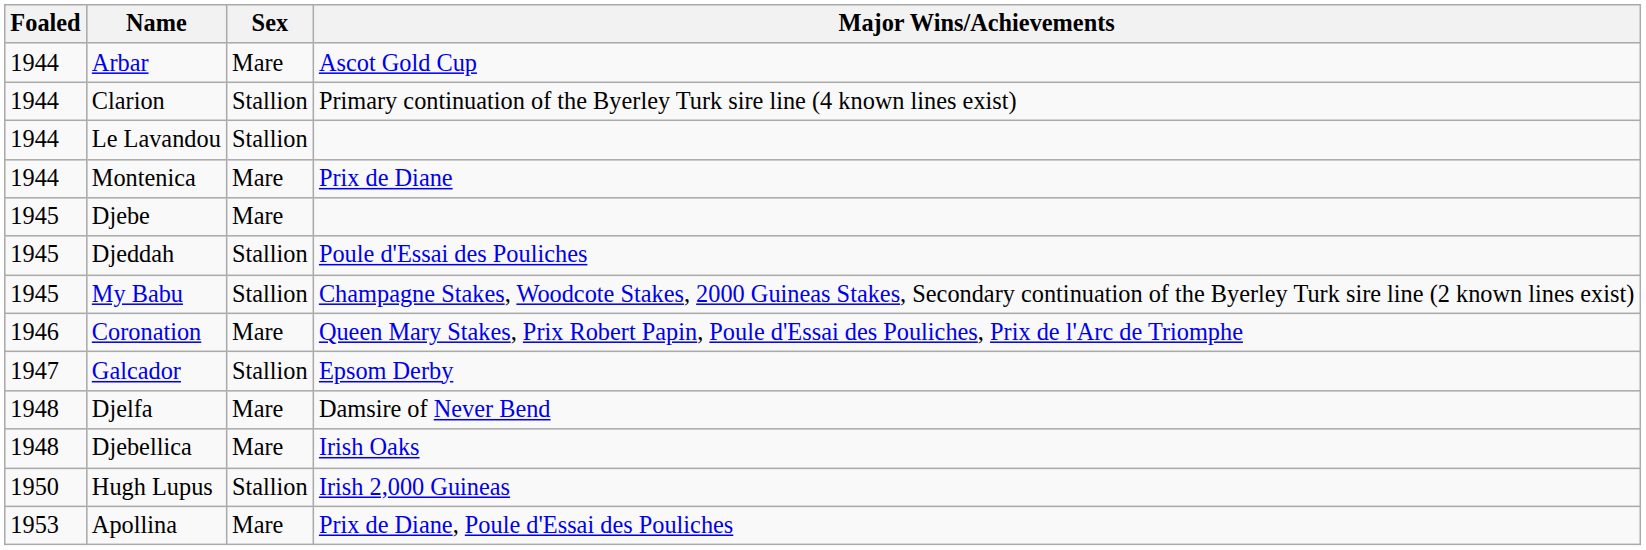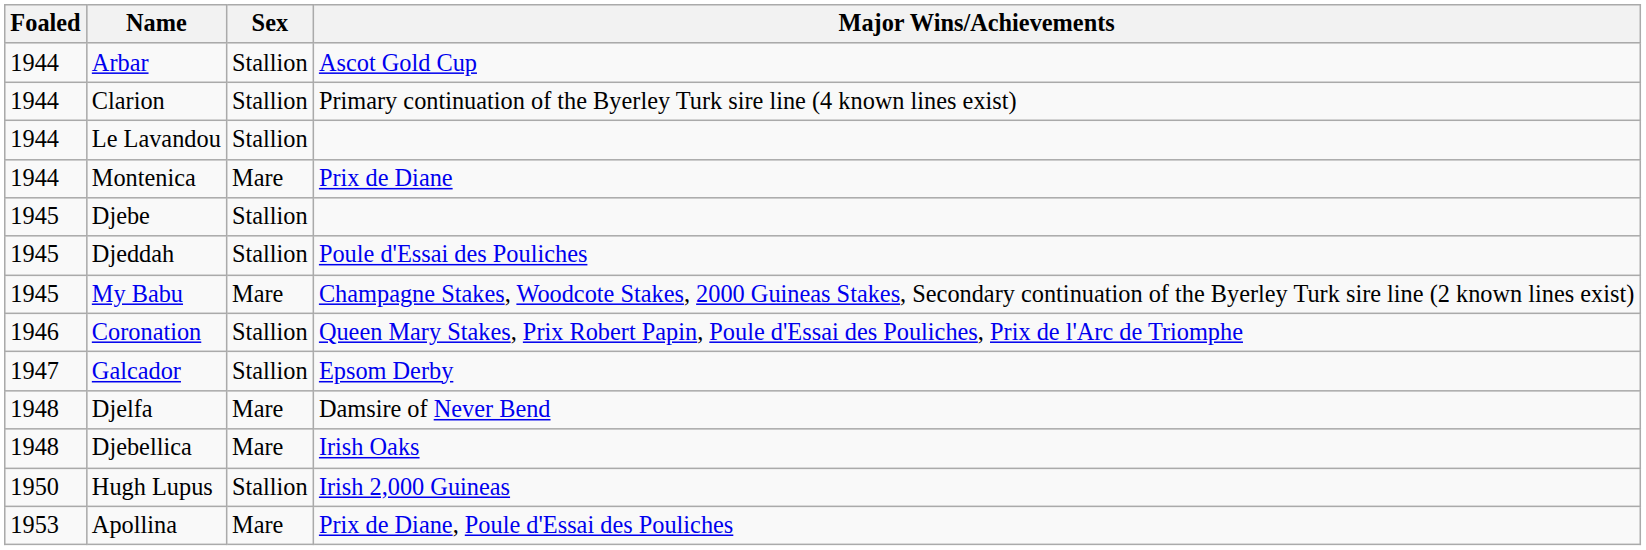(258, 62) Mare -> (270, 62) Stallion
(258, 216) Mare -> (270, 216) Stallion
(270, 293) Stallion -> (258, 293) Mare
(258, 332) Mare -> (270, 332) Stallion
